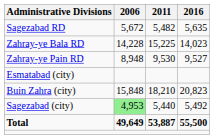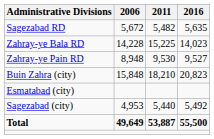rows swapped: (41, 91) <-> (40, 75)
(132, 106) lightgreen background -> (132, 106) no background
